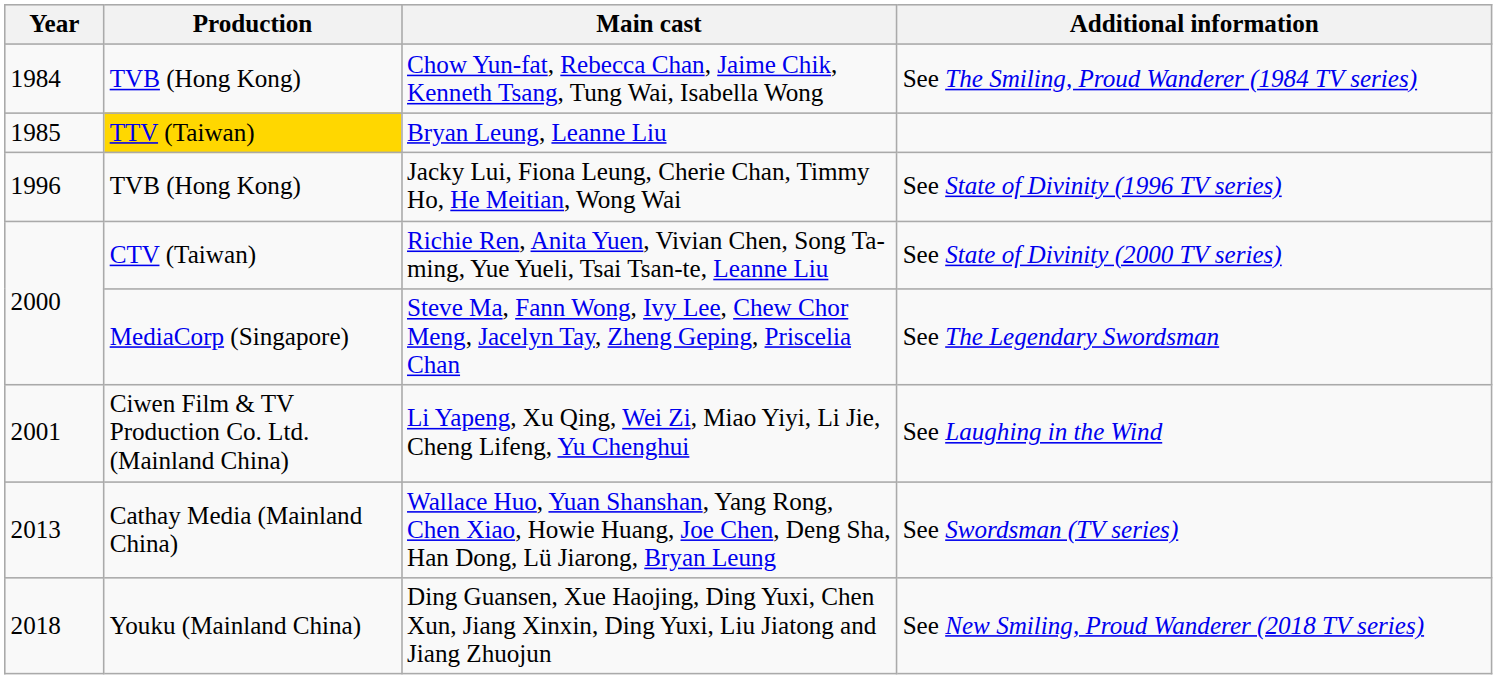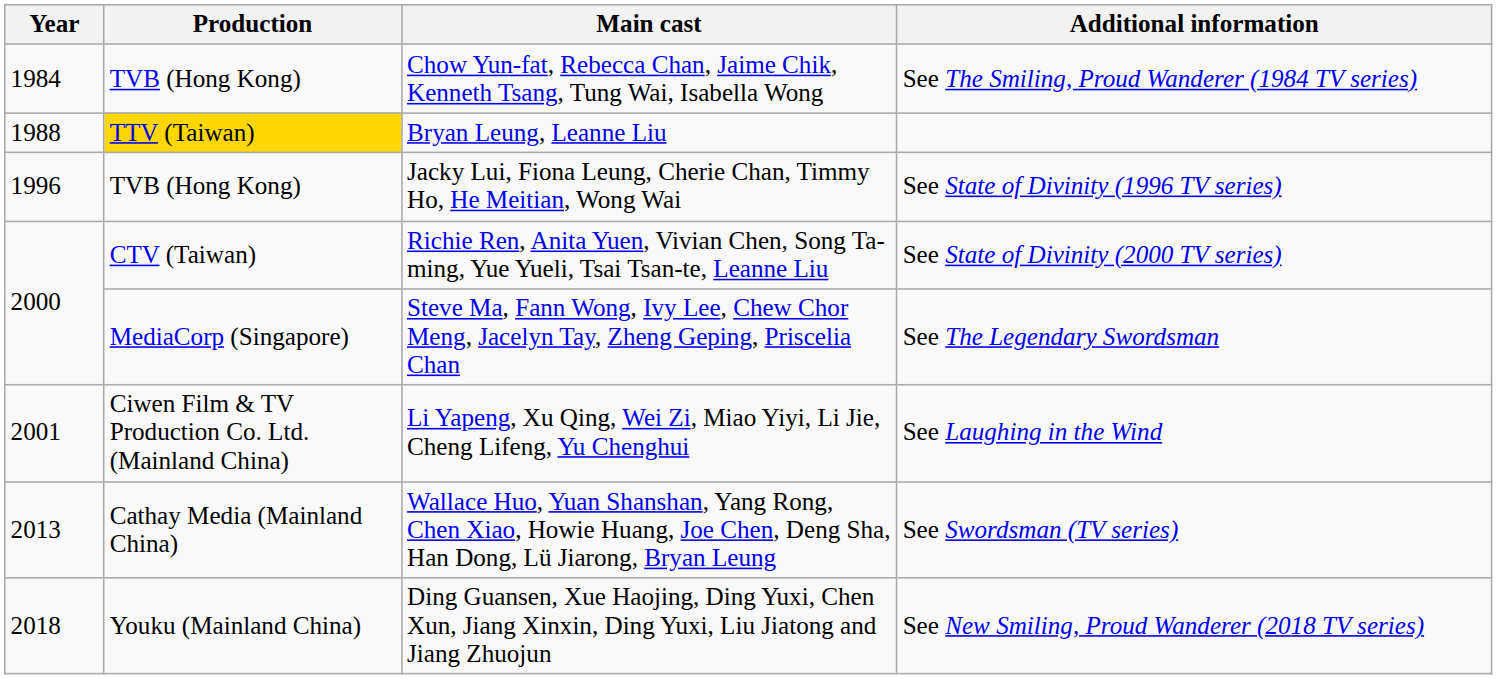(36, 132) 1985 -> (36, 132) 1988
